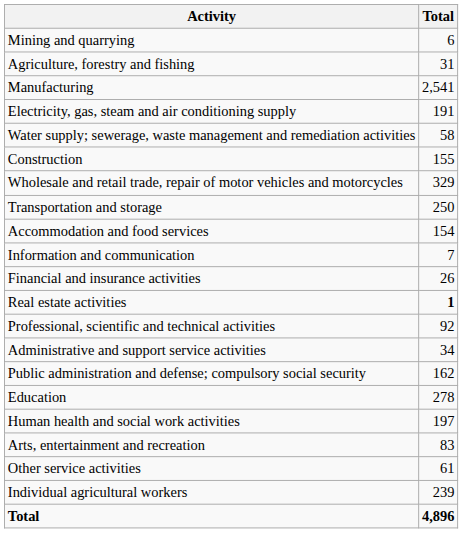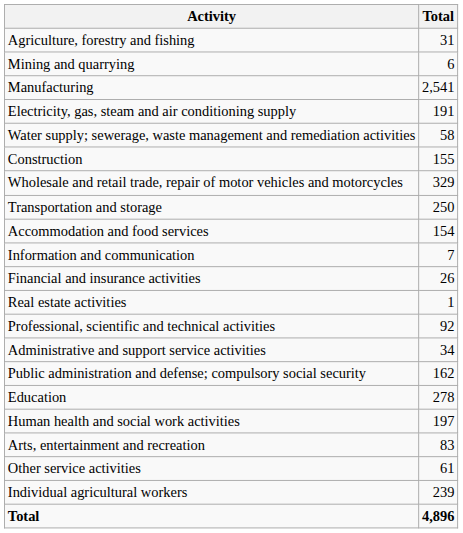rows swapped: (101, 64) <-> (71, 40)
(451, 302) bold -> (451, 302) normal
